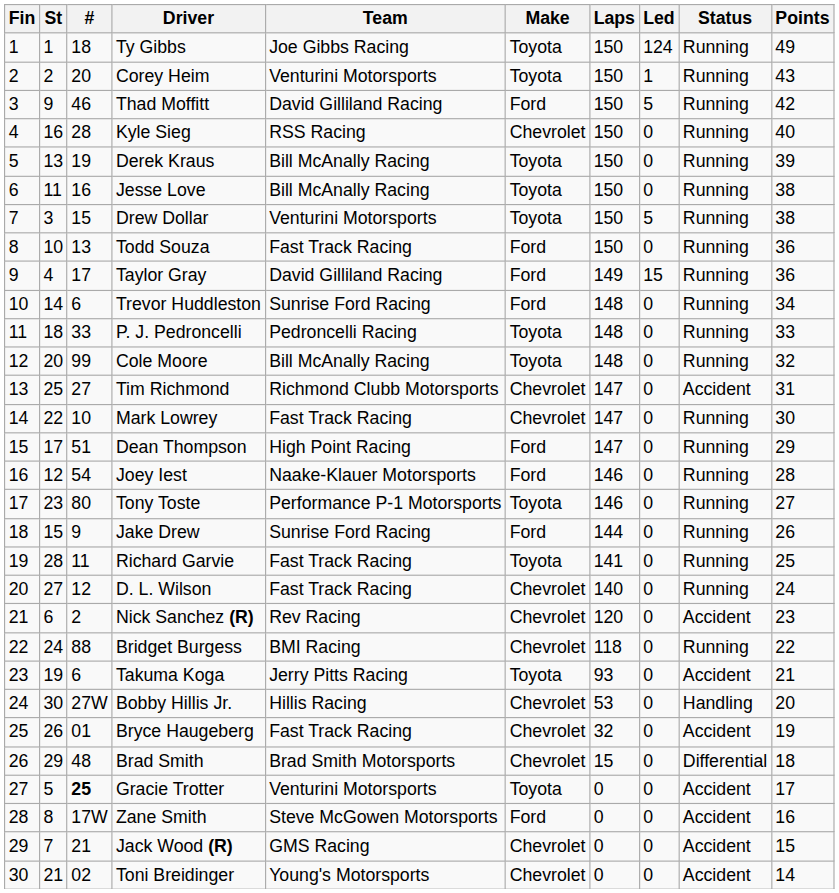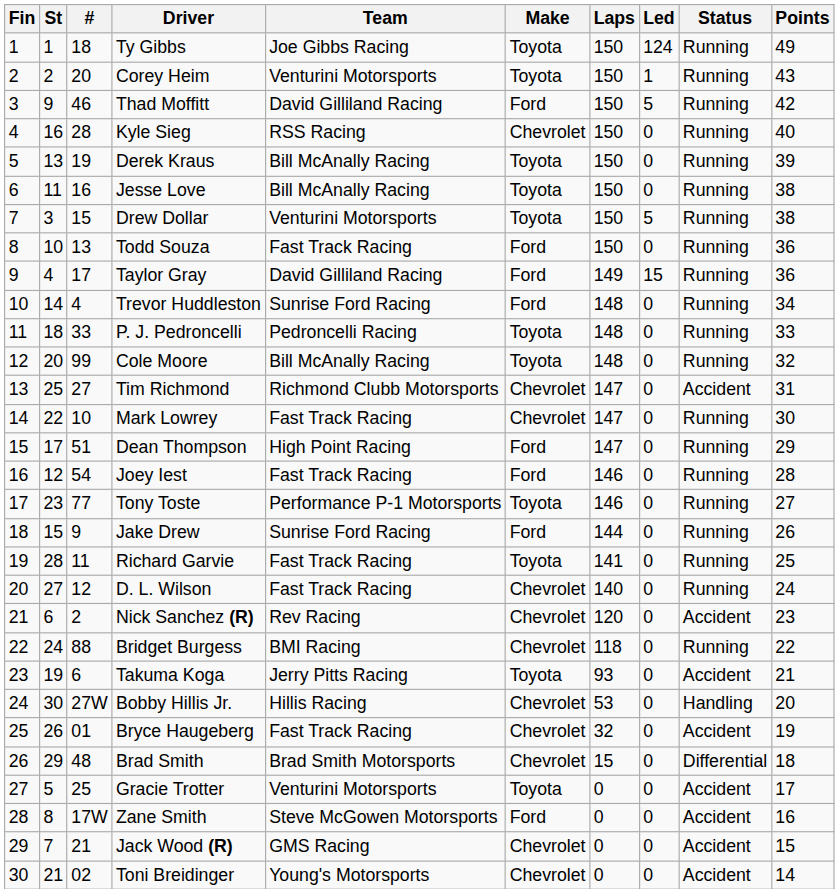(76, 303) 6 -> (76, 303) 4
(373, 474) Naake-Klauer Motorsports -> (341, 474) Fast Track Racing
(81, 503) 80 -> (81, 503) 77
(81, 788) bold -> (81, 788) normal
